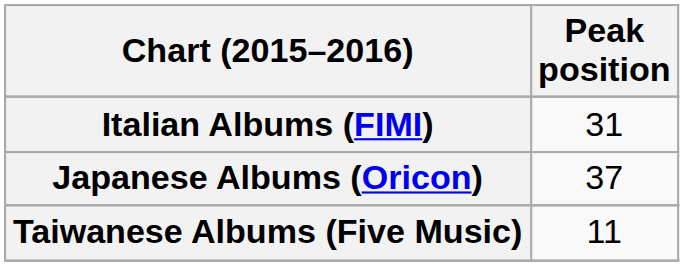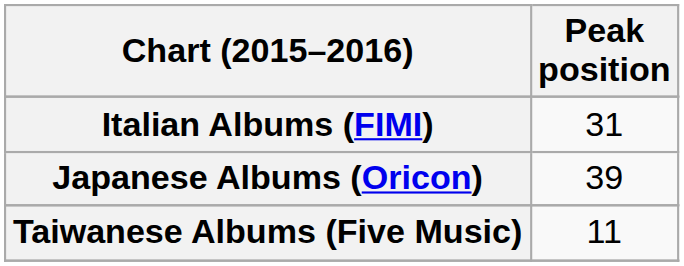(604, 177) 37 -> (604, 177) 39
